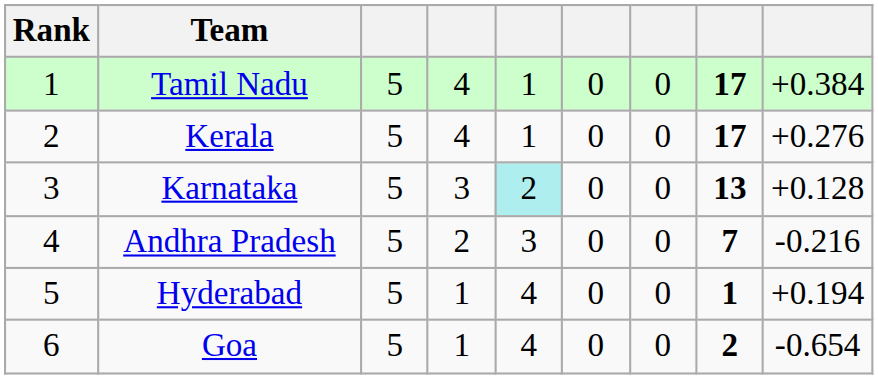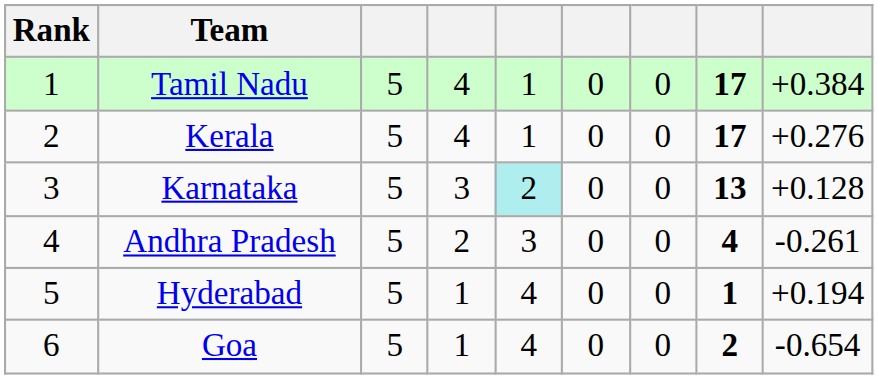(730, 240) 7 -> (730, 240) 4
(818, 240) -0.216 -> (818, 240) -0.261
